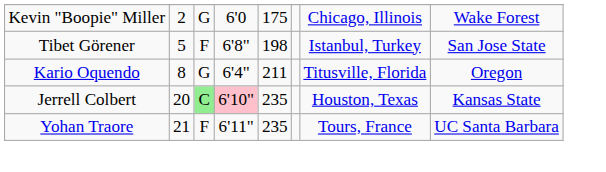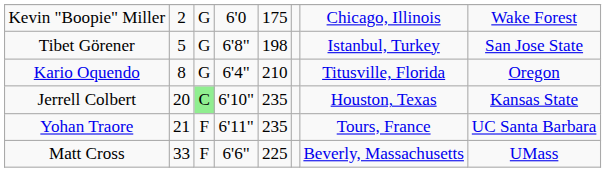(204, 45) F -> (204, 45) G
(275, 72) 211 -> (275, 72) 210
(236, 99) pink background -> (236, 99) no background
+ row: (87, 153)
